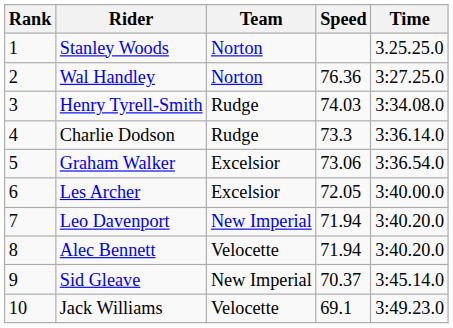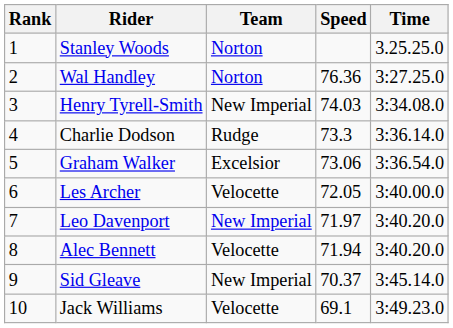(235, 105) Rudge -> (261, 105) New Imperial
(245, 192) Excelsior -> (245, 192) Velocette
(341, 221) 71.94 -> (341, 221) 71.97
